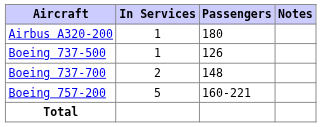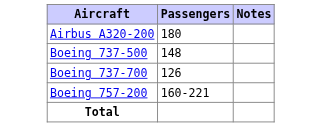- column: (158, 14)
(213, 53) 126 -> (171, 53) 148
(213, 73) 148 -> (171, 73) 126
